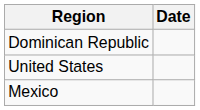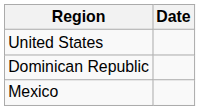rows swapped: (79, 42) <-> (56, 67)
